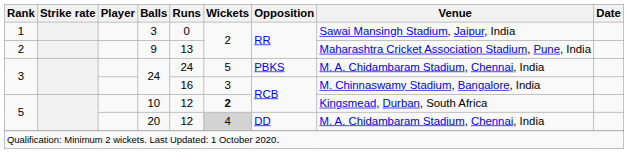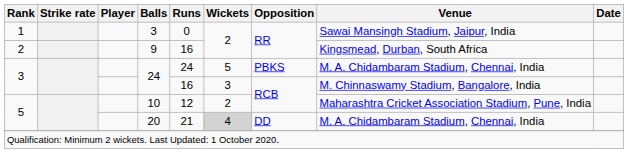(187, 49) 13 -> (187, 49) 16
(455, 49) Maharashtra Cricket Association Stadium, Pune, India -> (403, 49) Kingsmead, Durban, South Africa
(228, 103) bold -> (228, 103) normal
(403, 103) Kingsmead, Durban, South Africa -> (455, 103) Maharashtra Cricket Association Stadium, Pune, India
(187, 121) 12 -> (187, 121) 21
